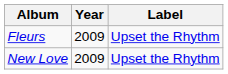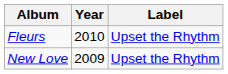(89, 36) 2009 -> (89, 36) 2010
